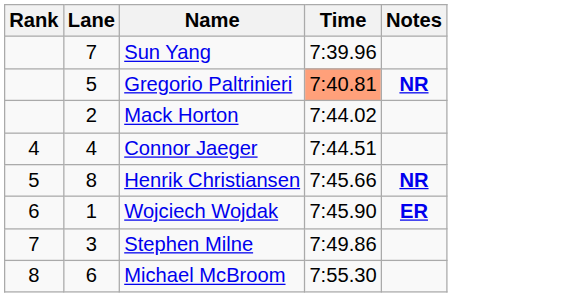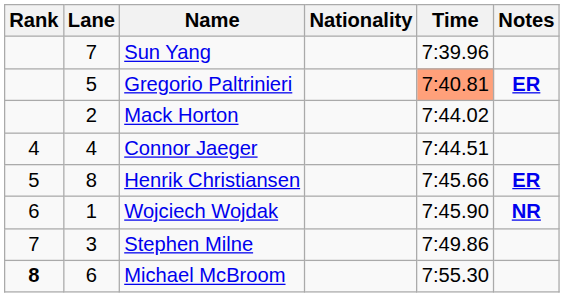+ column: (361, 20)
(414, 84) NR -> (526, 84) ER
(414, 180) NR -> (526, 180) ER
(414, 212) ER -> (526, 212) NR
(34, 276) normal -> (34, 276) bold
